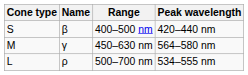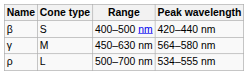columns swapped: (32, 12) <-> (76, 12)
